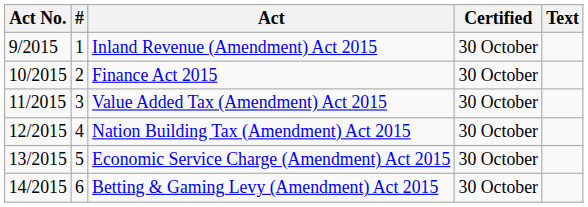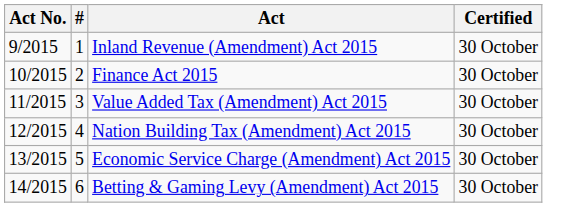- column: (563, 18)
